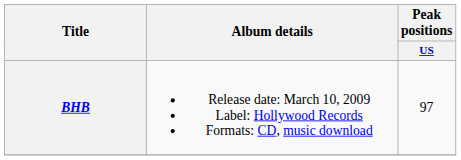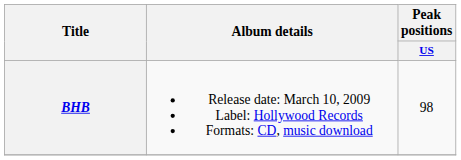(427, 107) 97 -> (427, 107) 98
